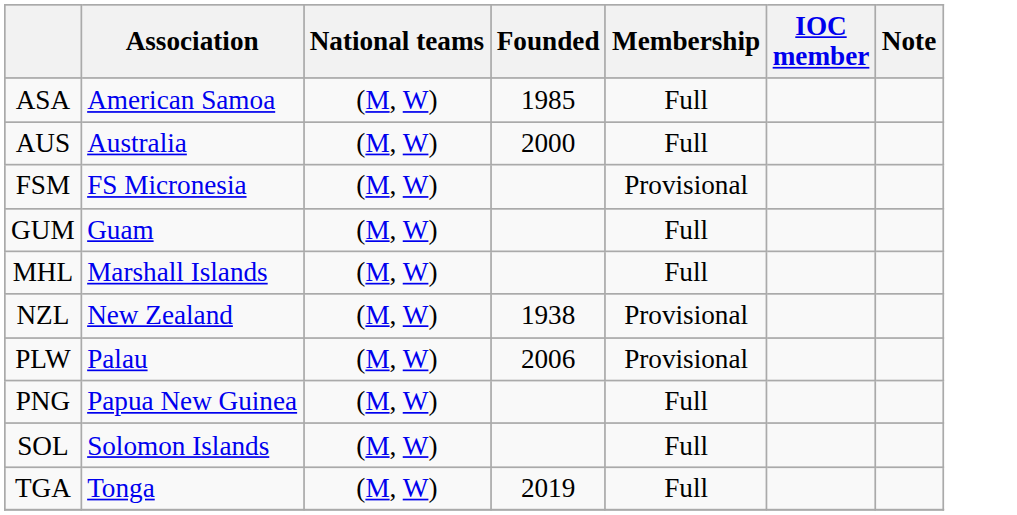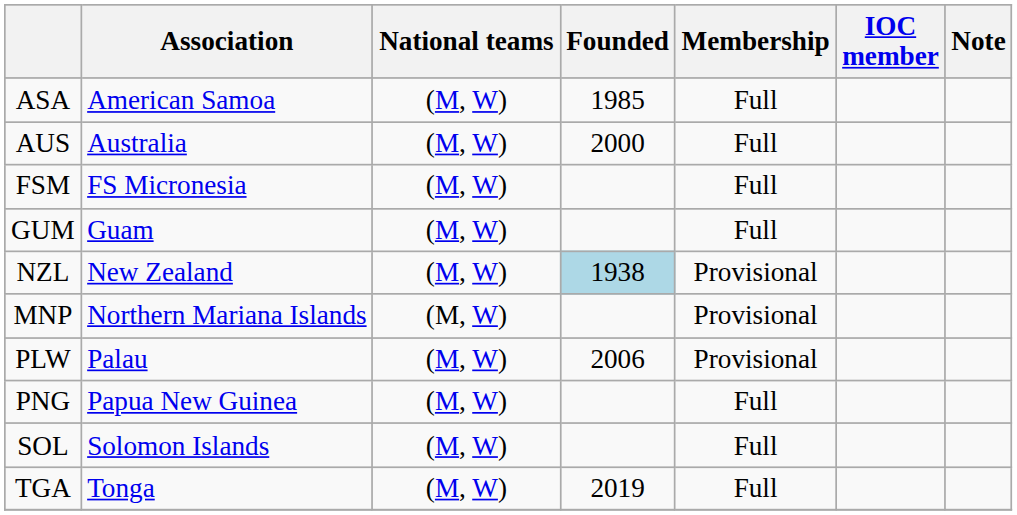(686, 186) Provisional -> (756, 186) Full
- row: (43, 272)
(548, 315) no background -> (618, 272) lightblue background
+ row: (43, 315)
